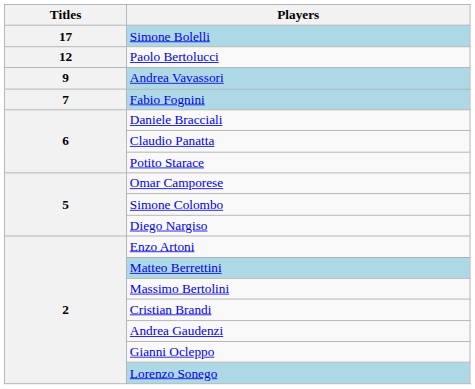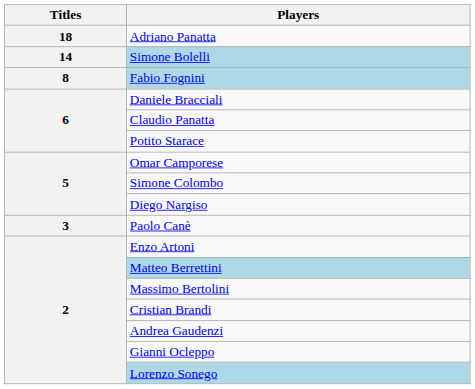+ row: (173, 36)
(66, 36) 17 -> (66, 57) 14
- row: (174, 57)
- row: (177, 78)
(66, 99) 7 -> (66, 78) 8
+ row: (160, 225)
